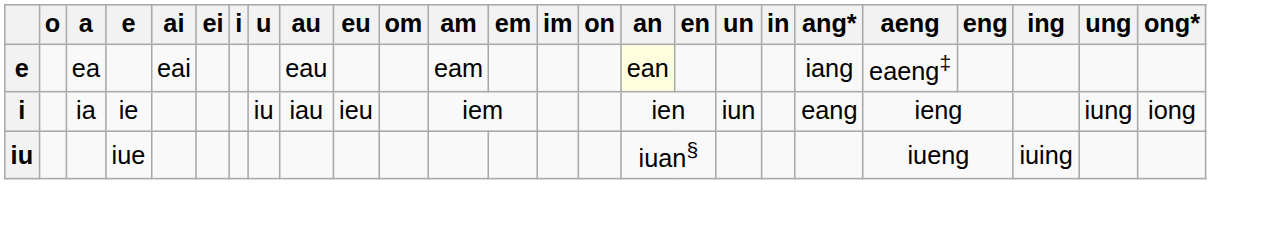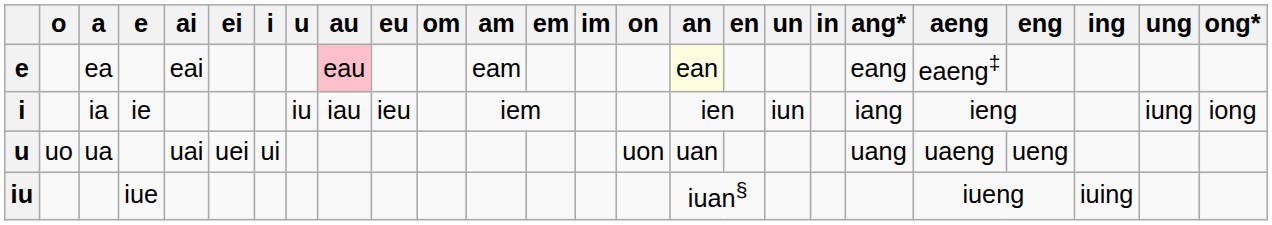(306, 68) no background -> (344, 68) pink background
(829, 68) iang -> (879, 68) eang
(829, 111) eang -> (879, 111) iang
+ row: (99, 151)
